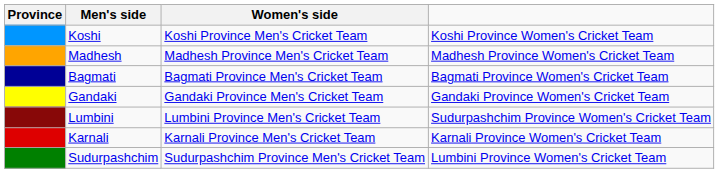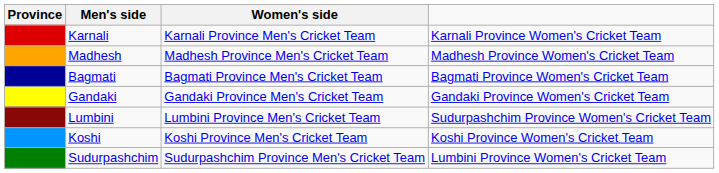rows swapped: (84, 36) <-> (88, 138)
